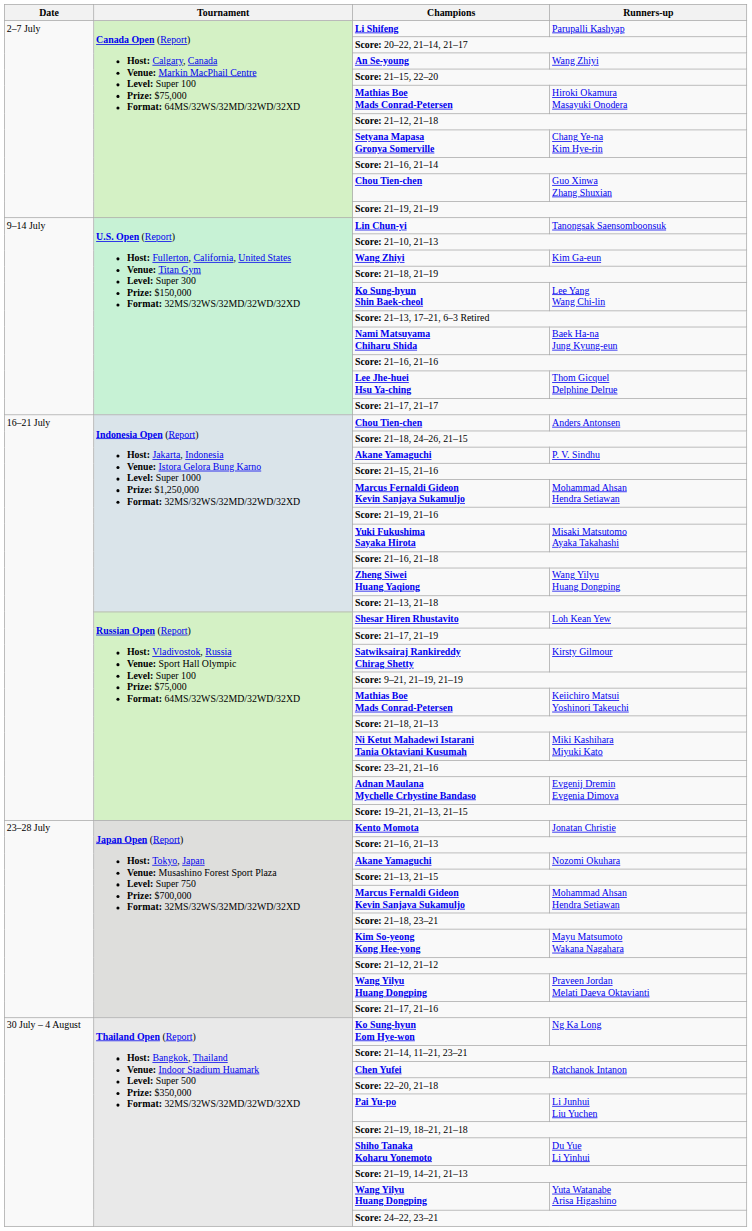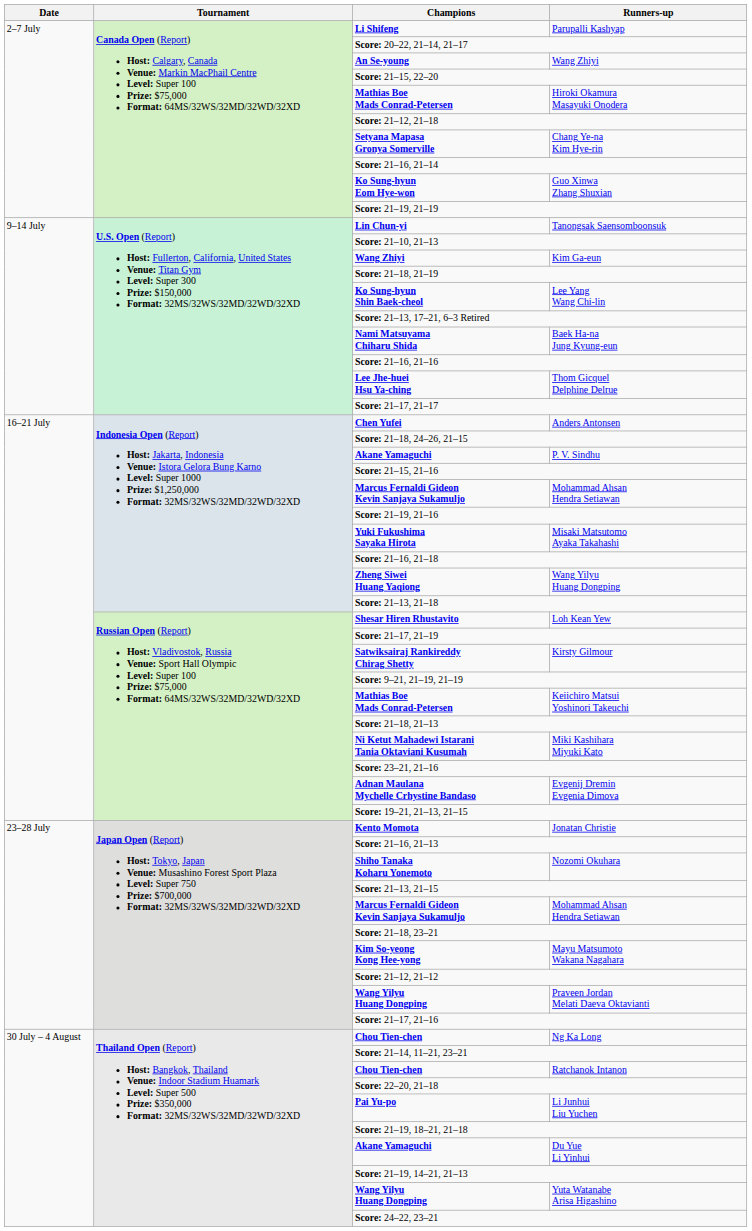(389, 181) Chou Tien-chen -> (385, 187) Ko Sung-hyun Eom Hye-won
(389, 422) Chou Tien-chen -> (378, 422) Chen Yufei
(393, 860) Akane Yamaguchi -> (393, 866) Shiho Tanaka Koharu Yonemoto
(385, 1031) Ko Sung-hyun Eom Hye-won -> (389, 1037) Chou Tien-chen
(378, 1069) Chen Yufei -> (389, 1069) Chou Tien-chen
(393, 1151) Shiho Tanaka Koharu Yonemoto -> (393, 1146) Akane Yamaguchi
